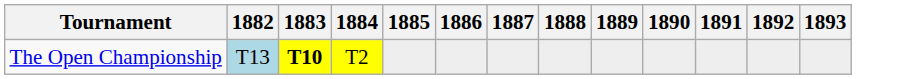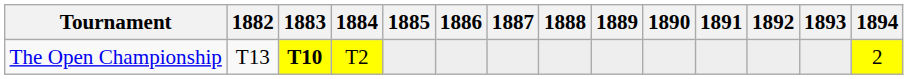+ column: (877, 22)
(253, 56) lightblue background -> (253, 56) no background
